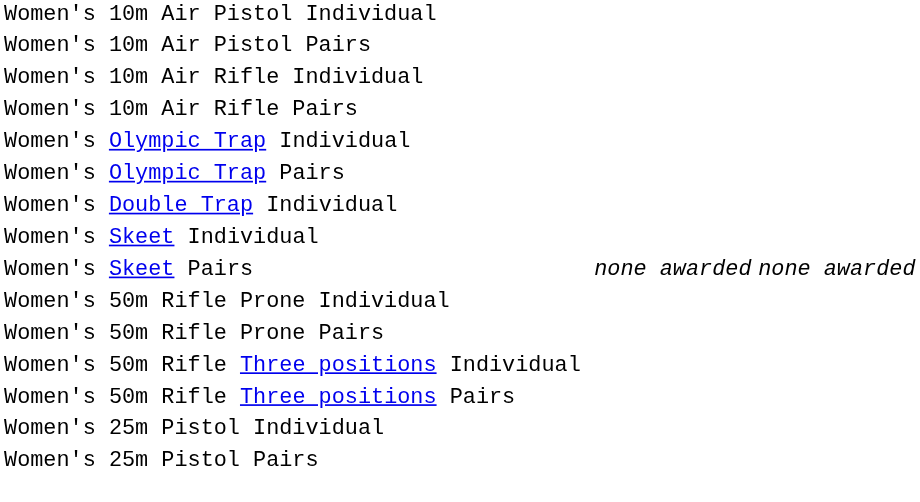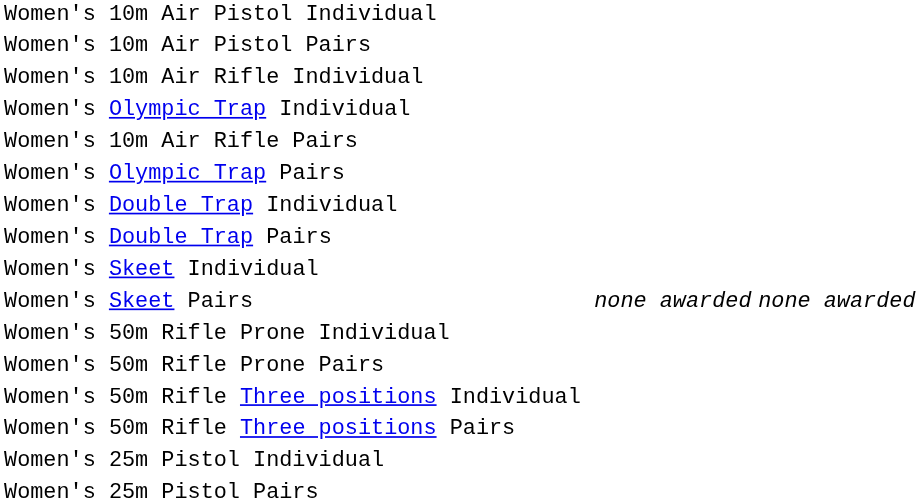rows swapped: (181, 109) <-> (207, 141)
+ row: (168, 237)
